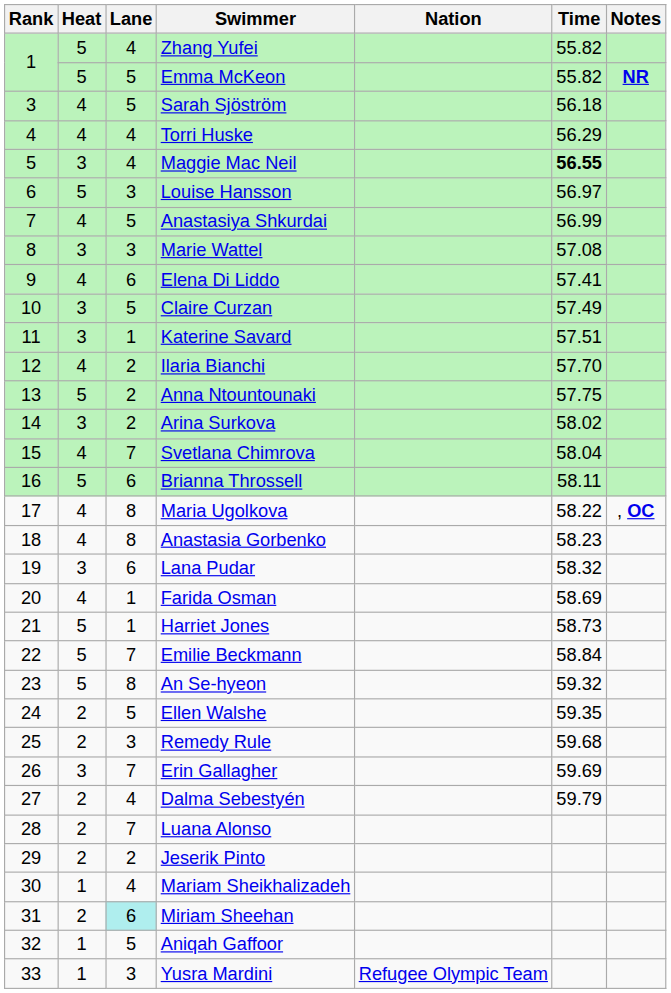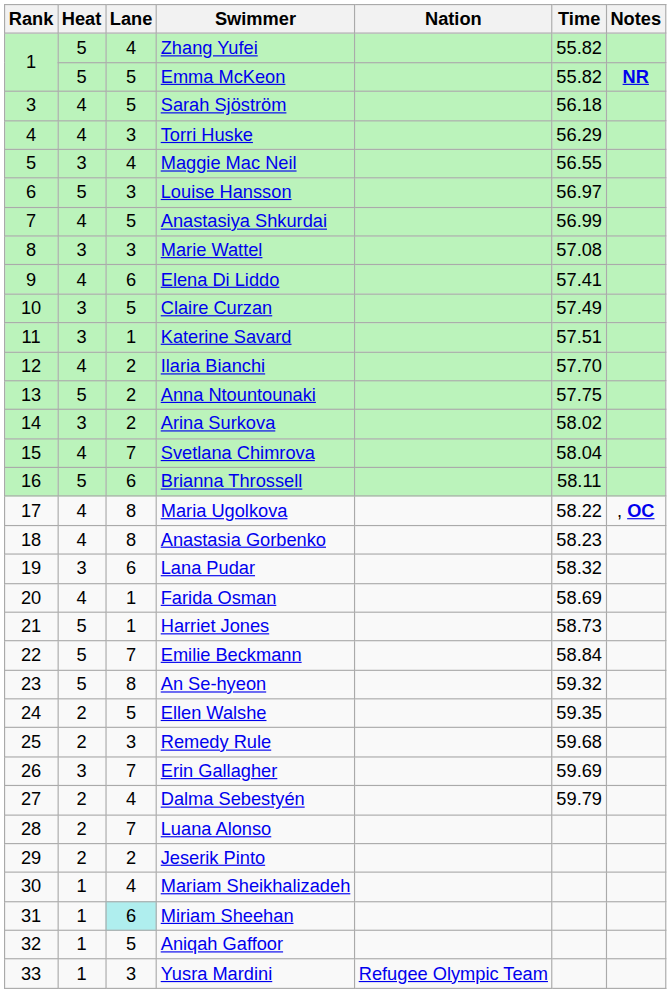(131, 134) 4 -> (131, 134) 3
(579, 163) bold -> (579, 163) normal
(82, 915) 2 -> (82, 915) 1
